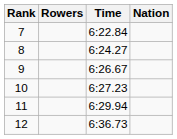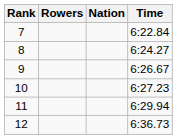columns swapped: (151, 13) <-> (108, 13)
